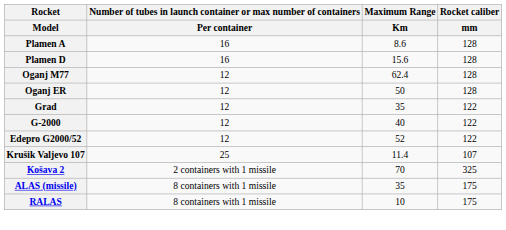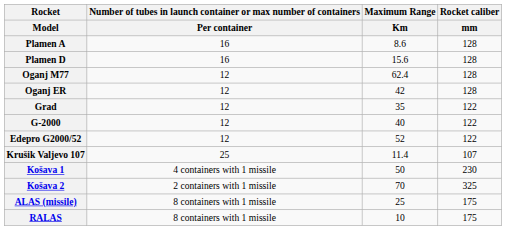(400, 91) 50 -> (400, 91) 42
+ row: (46, 170)
(400, 186) 35 -> (400, 202) 25
